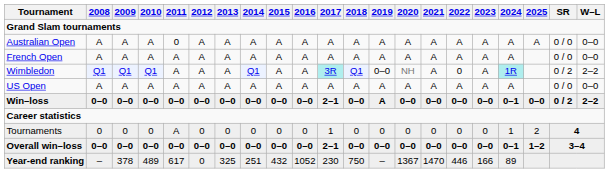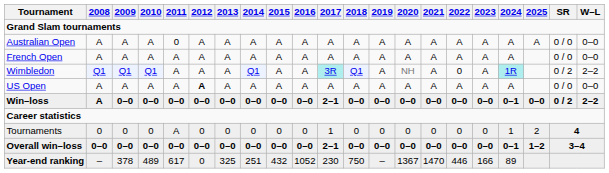(382, 71) 0–0 -> (382, 71) A
(202, 86) normal -> (202, 86) bold
(99, 101) 0–0 -> (99, 101) A
(382, 101) A -> (382, 101) 0–0
